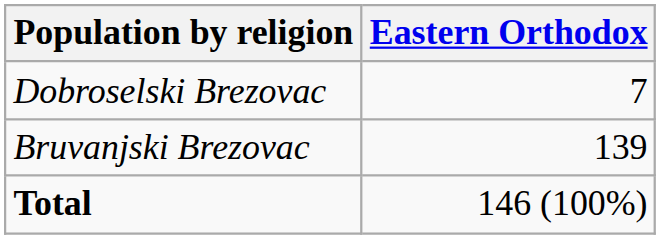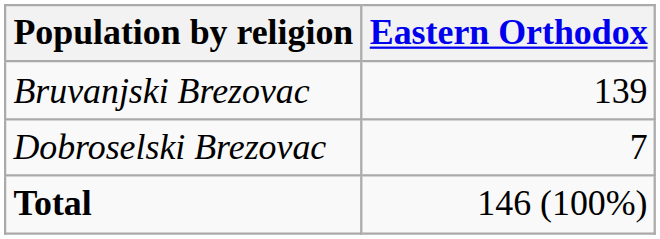rows swapped: (162, 146) <-> (170, 89)
